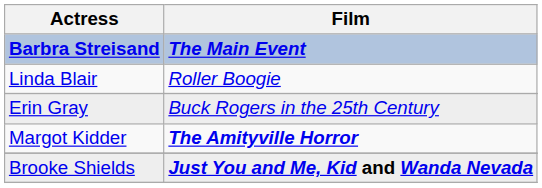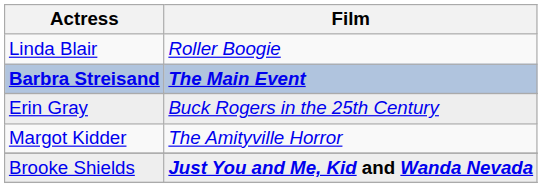rows swapped: (84, 49) <-> (53, 78)
(263, 138) bold -> (255, 138) normal
